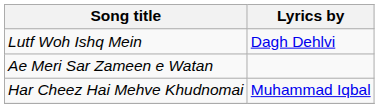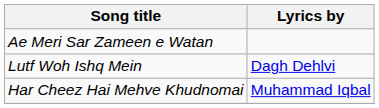rows swapped: (111, 66) <-> (75, 41)
